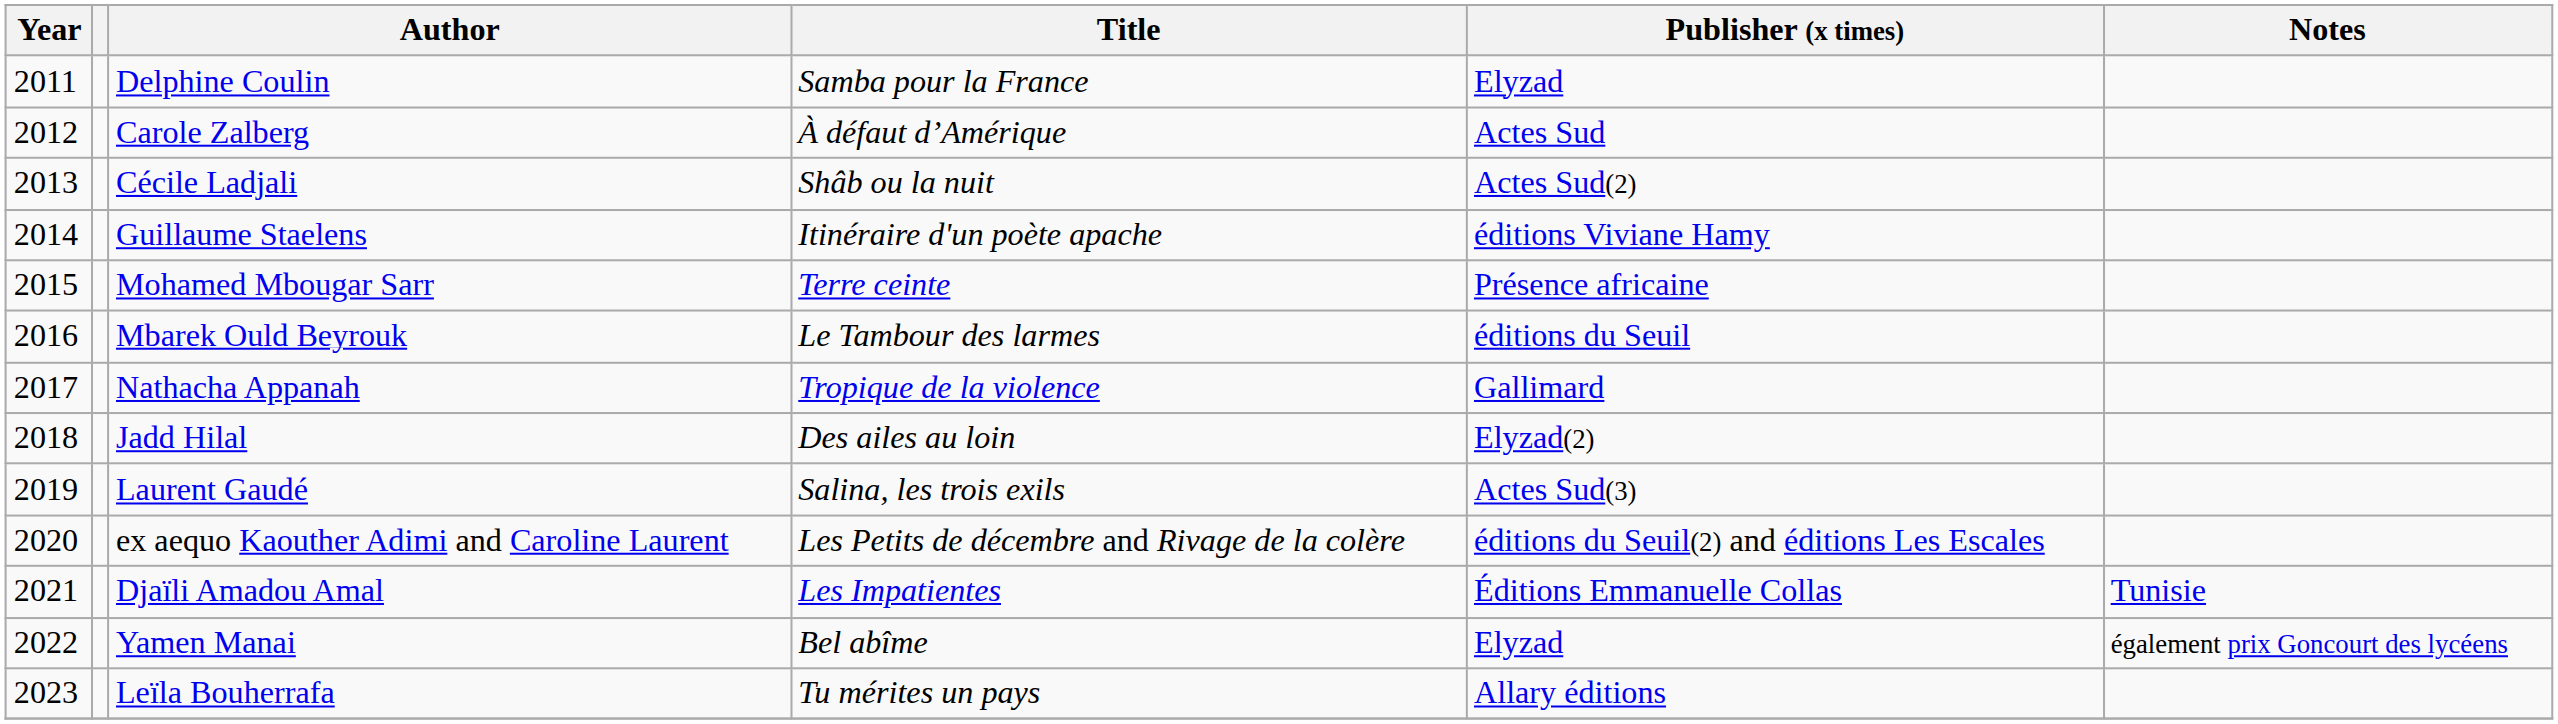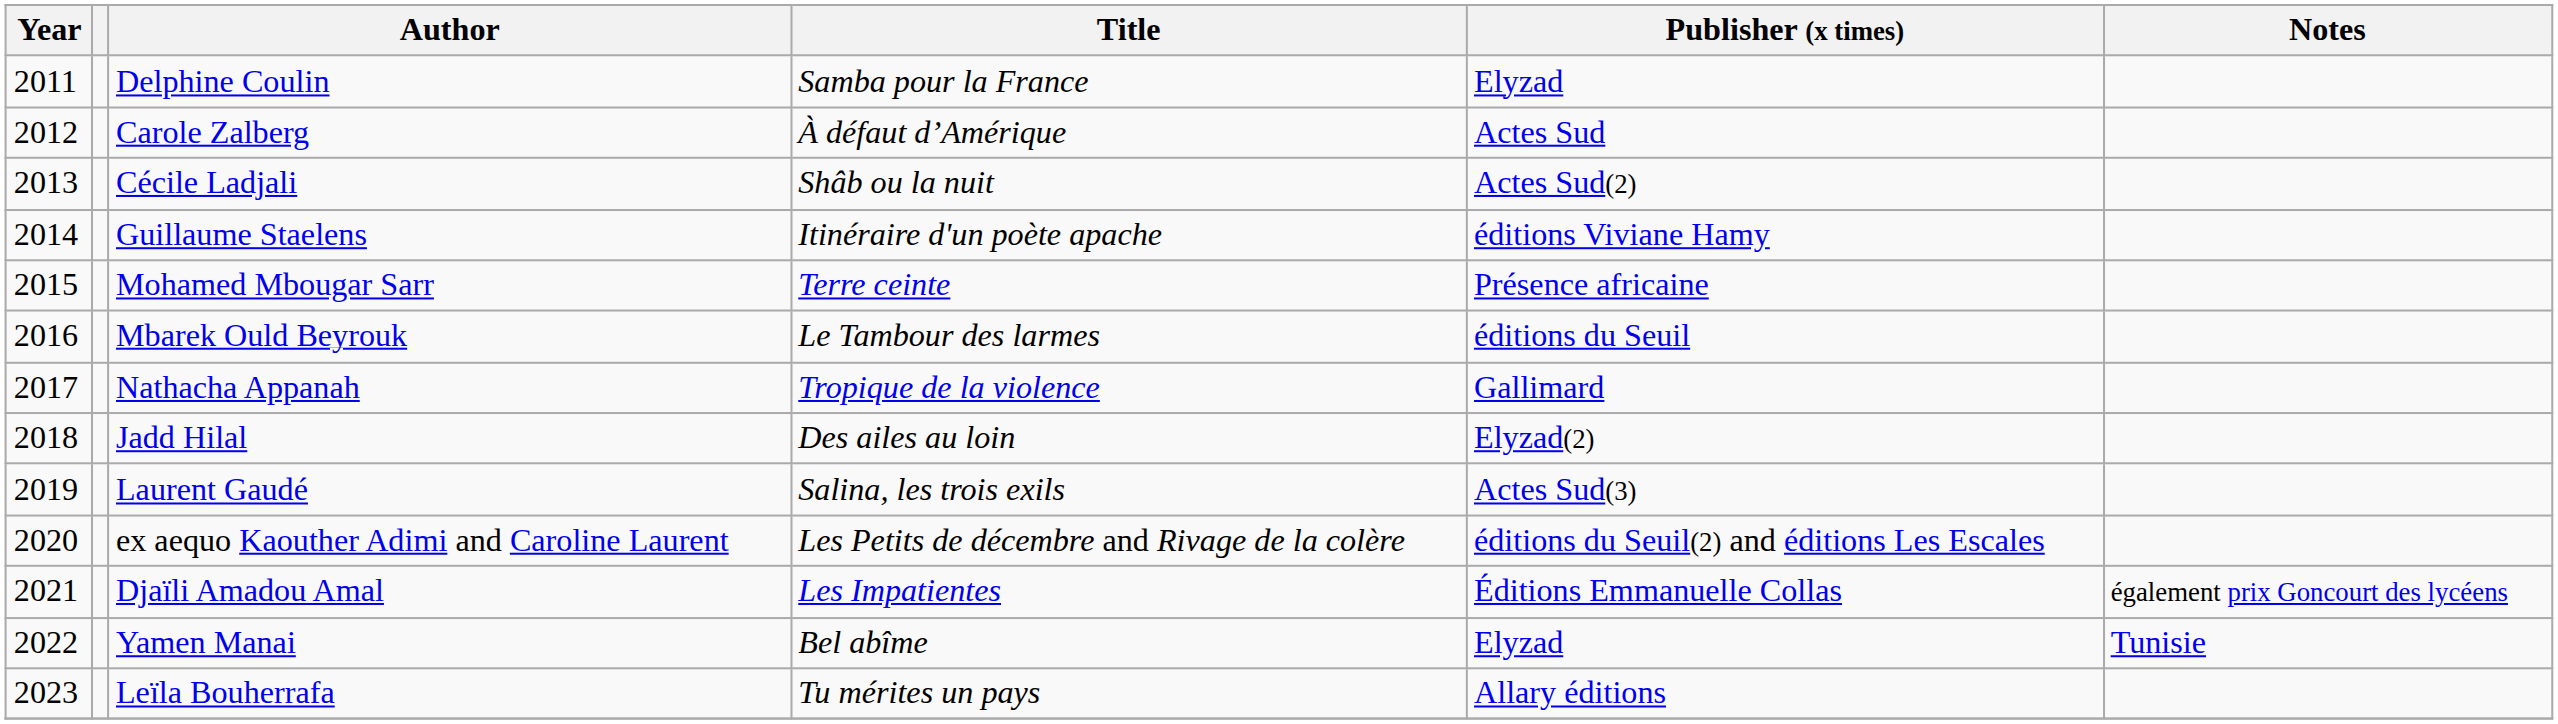(2158, 591) Tunisie -> (2309, 593) également prix Goncourt des lycéens
(2309, 644) également prix Goncourt des lycéens -> (2158, 642) Tunisie
